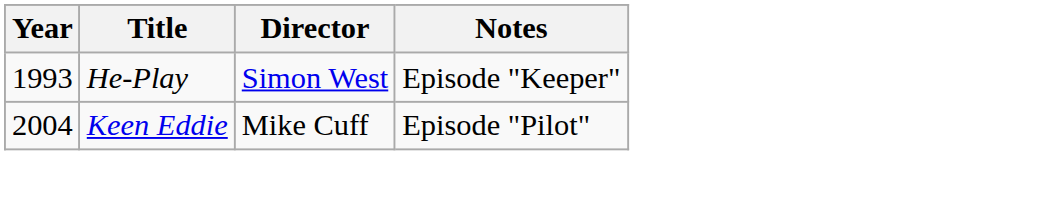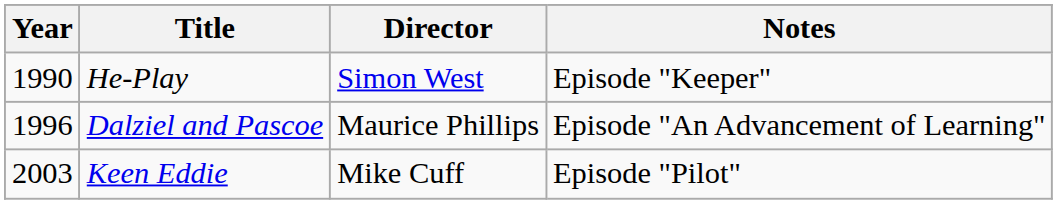(42, 76) 1993 -> (42, 76) 1990
+ row: (205, 125)
(42, 125) 2004 -> (42, 173) 2003
